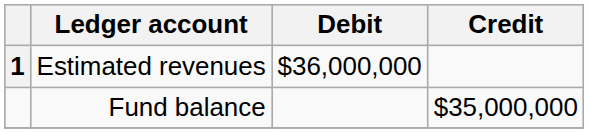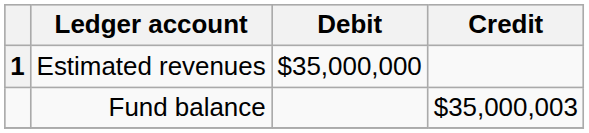(350, 66) $36,000,000 -> (350, 66) $35,000,000
(506, 107) $35,000,000 -> (506, 107) $35,000,003
